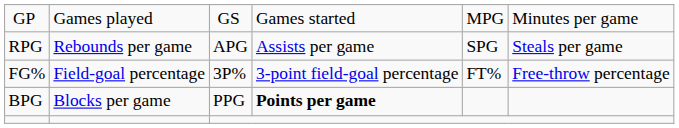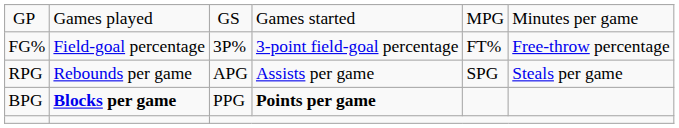rows swapped: (27, 73) <-> (26, 45)
(112, 101) normal -> (115, 101) bold
